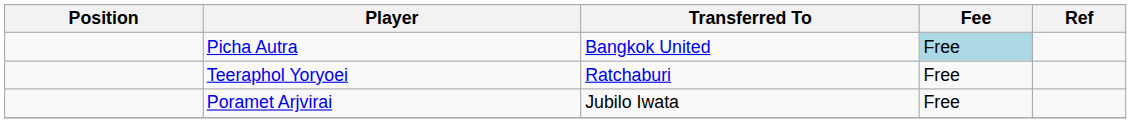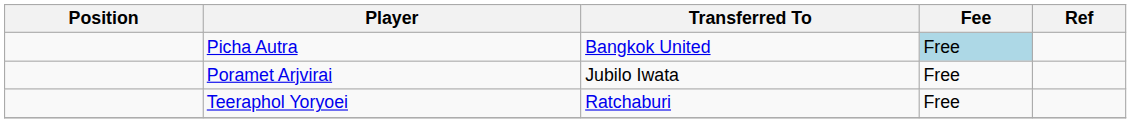rows swapped: (277, 74) <-> (269, 103)
